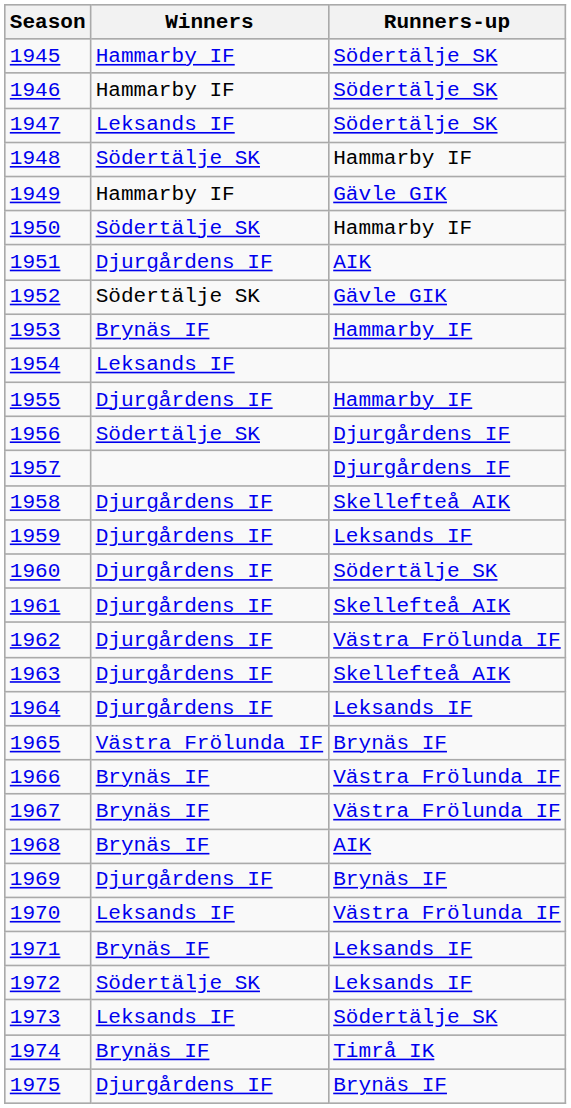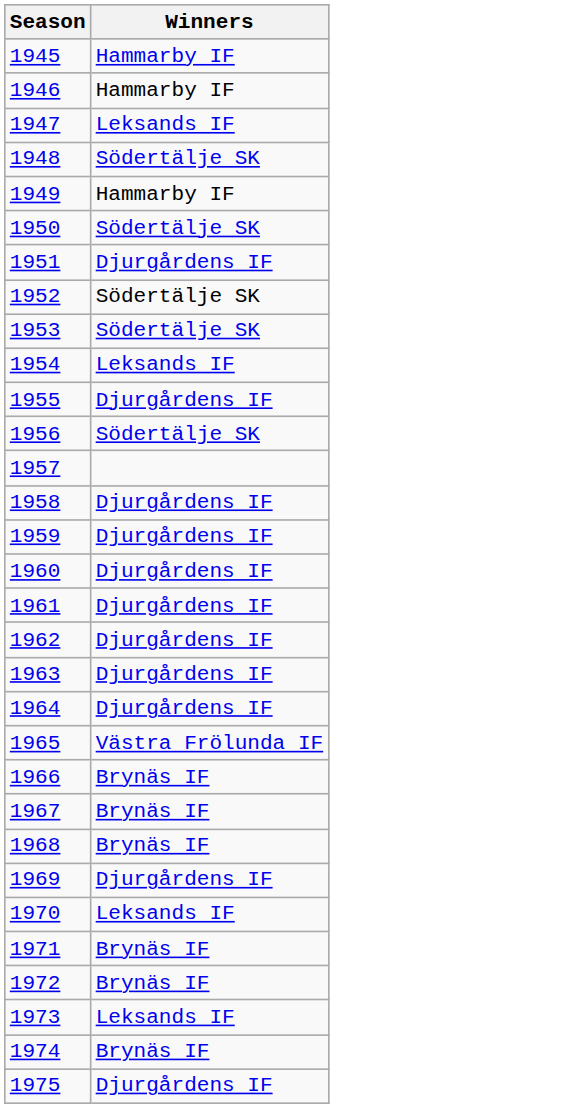- column: (447, 22)
(153, 331) Brynäs IF -> (178, 331) Södertälje SK
(178, 983) Södertälje SK -> (153, 983) Brynäs IF
